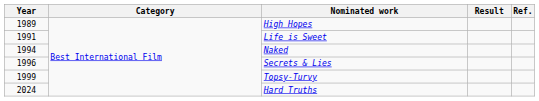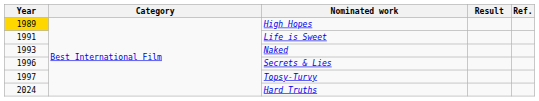(26, 24) no background -> (26, 24) gold background
(26, 50) 1994 -> (26, 50) 1993
(26, 77) 1999 -> (26, 77) 1997
